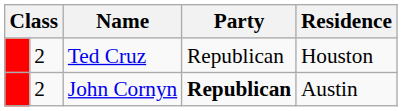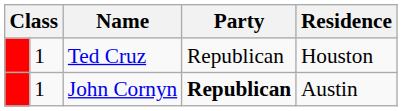(40, 55) 2 -> (40, 55) 1
(40, 88) 2 -> (40, 88) 1
